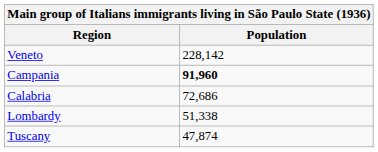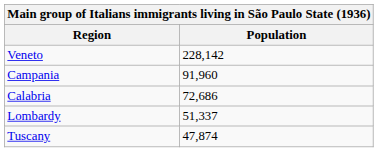(200, 75) bold -> (200, 75) normal
(200, 116) 51,338 -> (200, 116) 51,337
